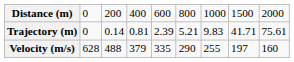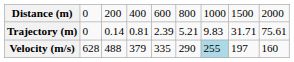(244, 31) 41.71 -> (244, 31) 31.71
(212, 48) no background -> (212, 48) lightblue background
